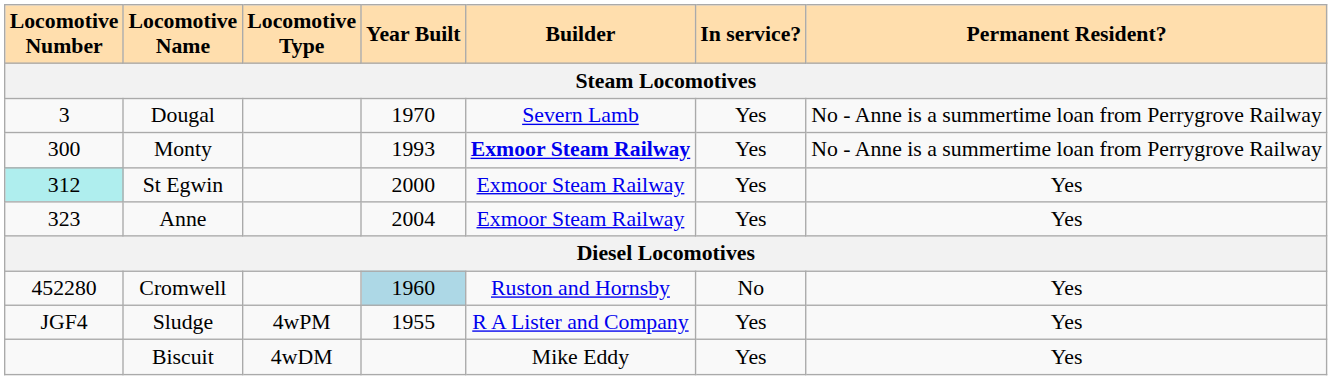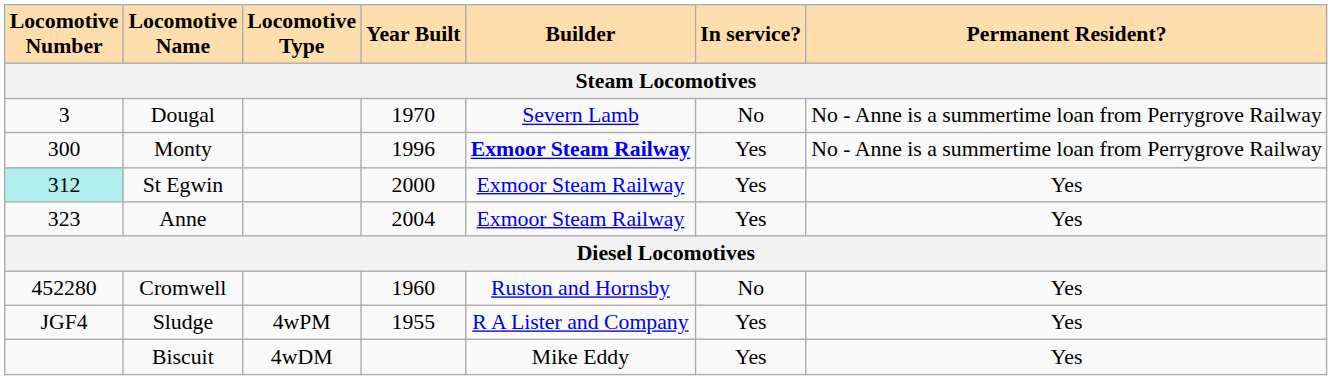(751, 115) Yes -> (751, 115) No
(413, 149) 1993 -> (413, 149) 1996
(413, 287) lightblue background -> (413, 287) no background
